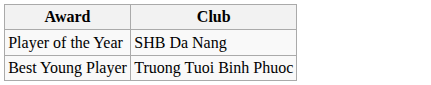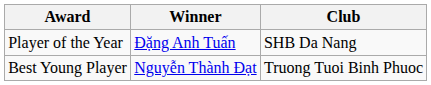+ column: (195, 17)
